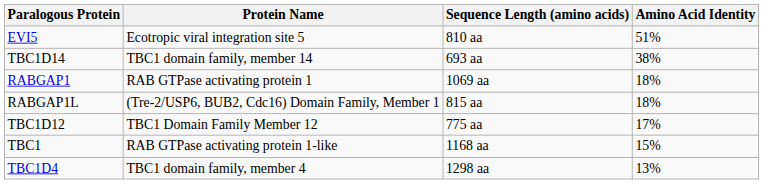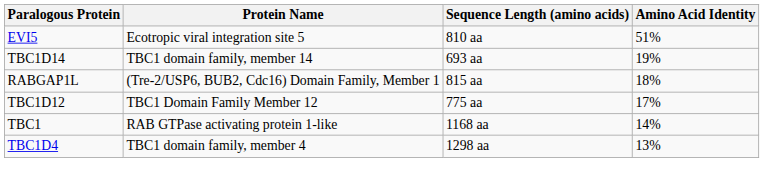(648, 59) 38% -> (648, 59) 19%
- row: (39, 80)
(648, 146) 15% -> (648, 124) 14%
